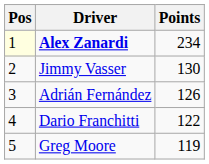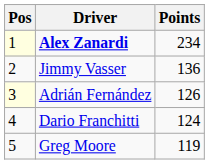(189, 69) 130 -> (189, 69) 136
(12, 95) no background -> (12, 95) lightyellow background
(189, 120) 122 -> (189, 120) 124
